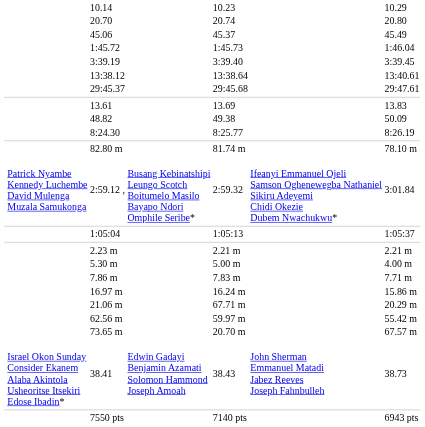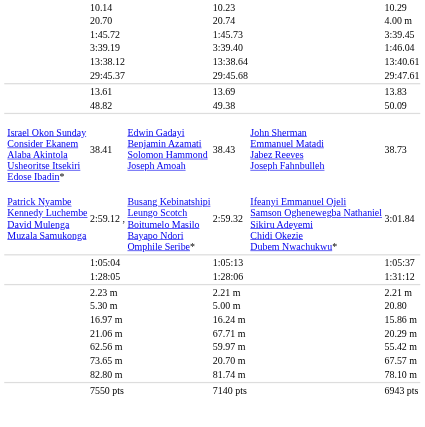(396, 21) 20.80 -> (398, 21) 4.00 m
- row: (47, 35)
(400, 48) 1:46.04 -> (400, 34) 3:39.45
(400, 62) 3:39.45 -> (400, 48) 1:46.04
- row: (47, 133)
rows swapped: (47, 379) <-> (47, 149)
+ row: (47, 277)
(398, 264) 4.00 m -> (396, 306) 20.80
- row: (47, 278)
